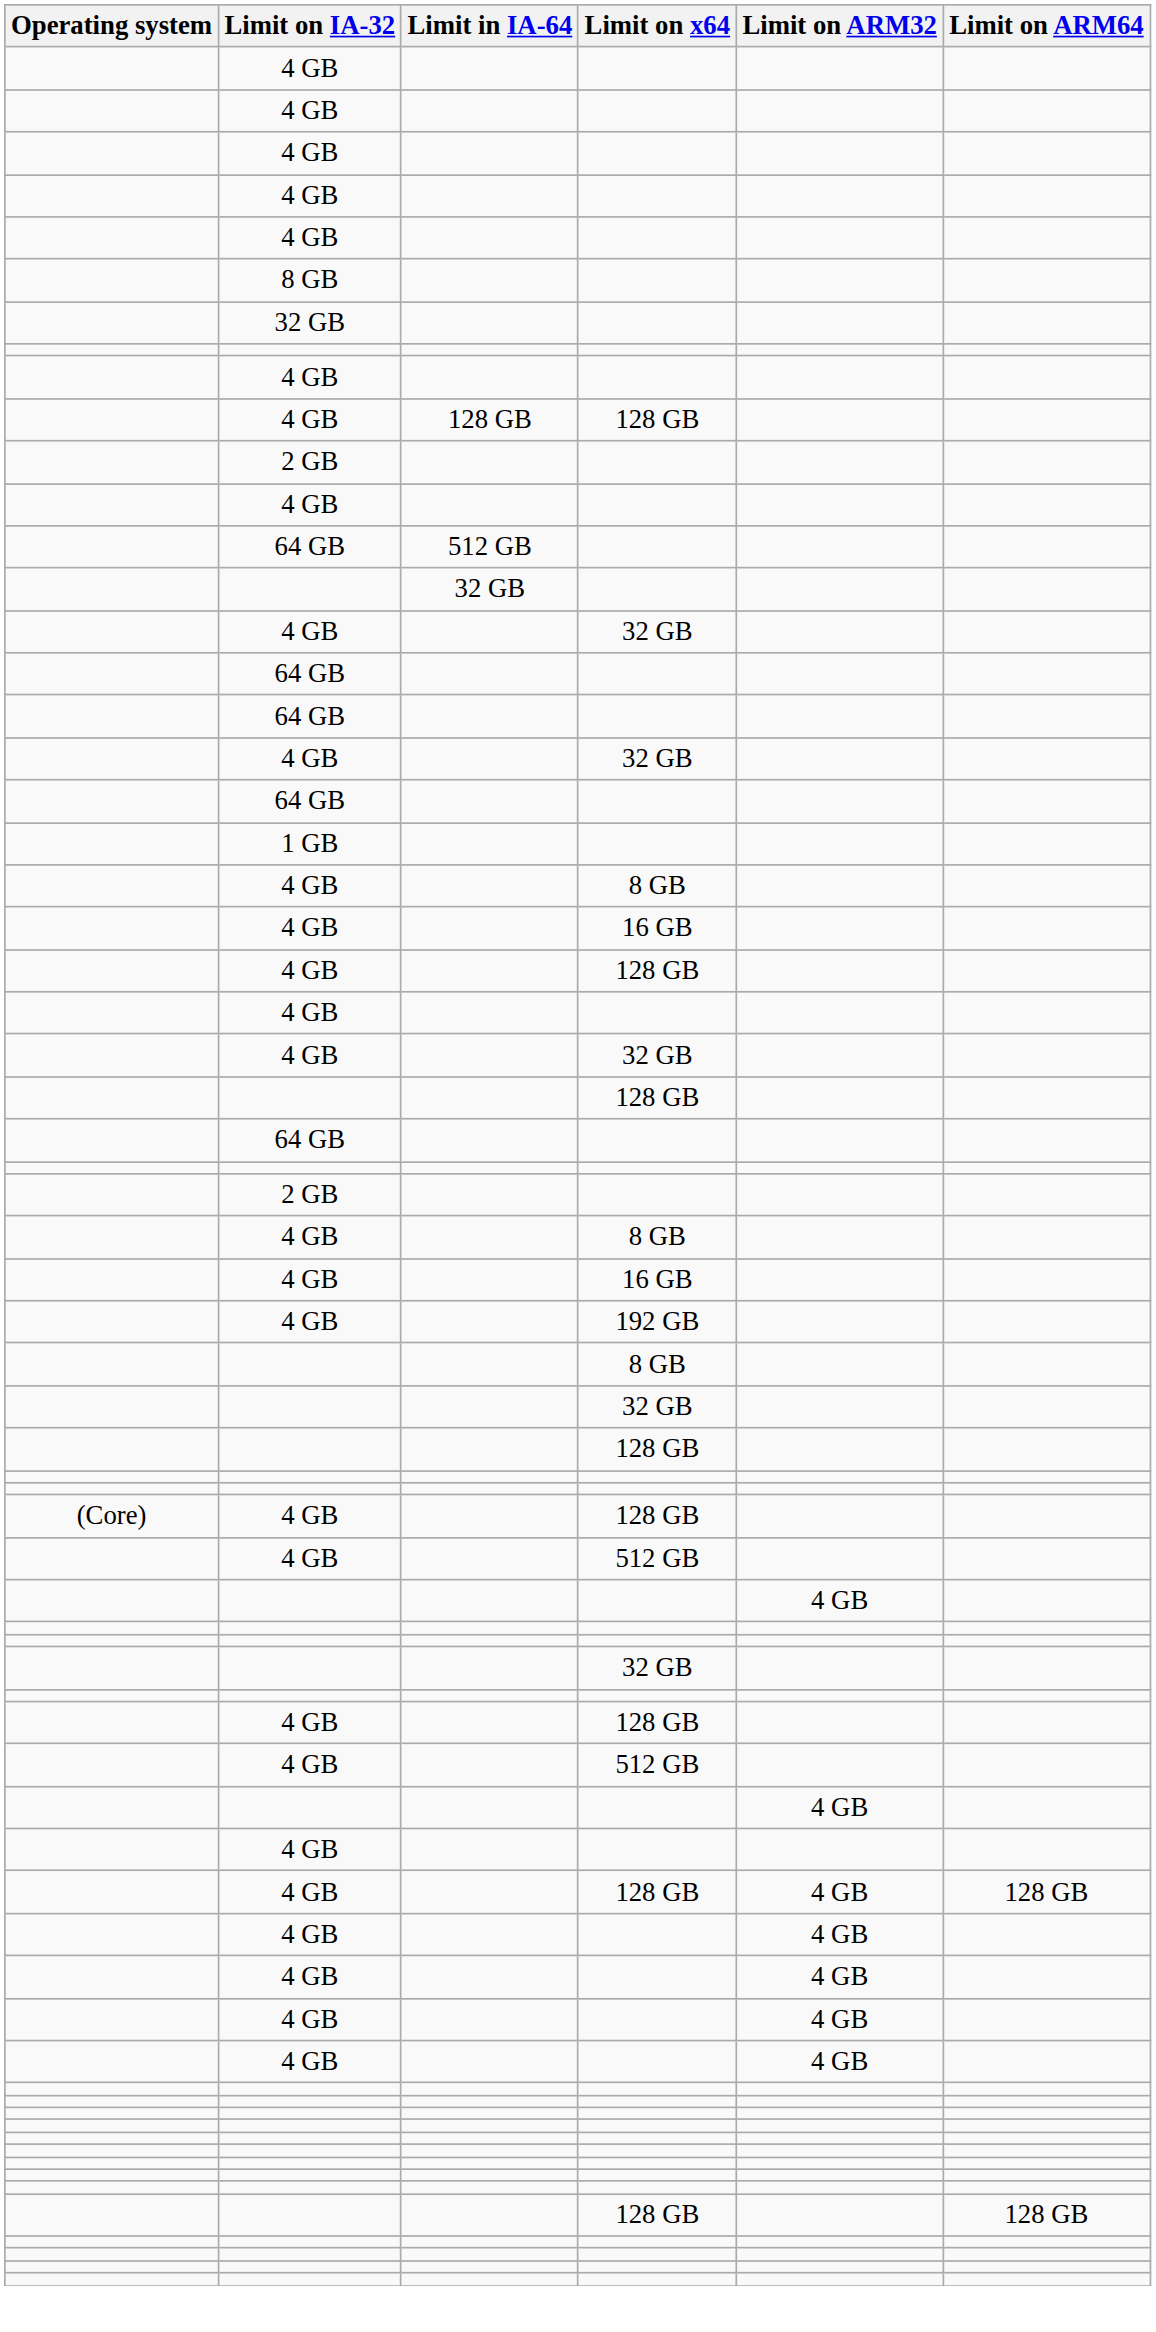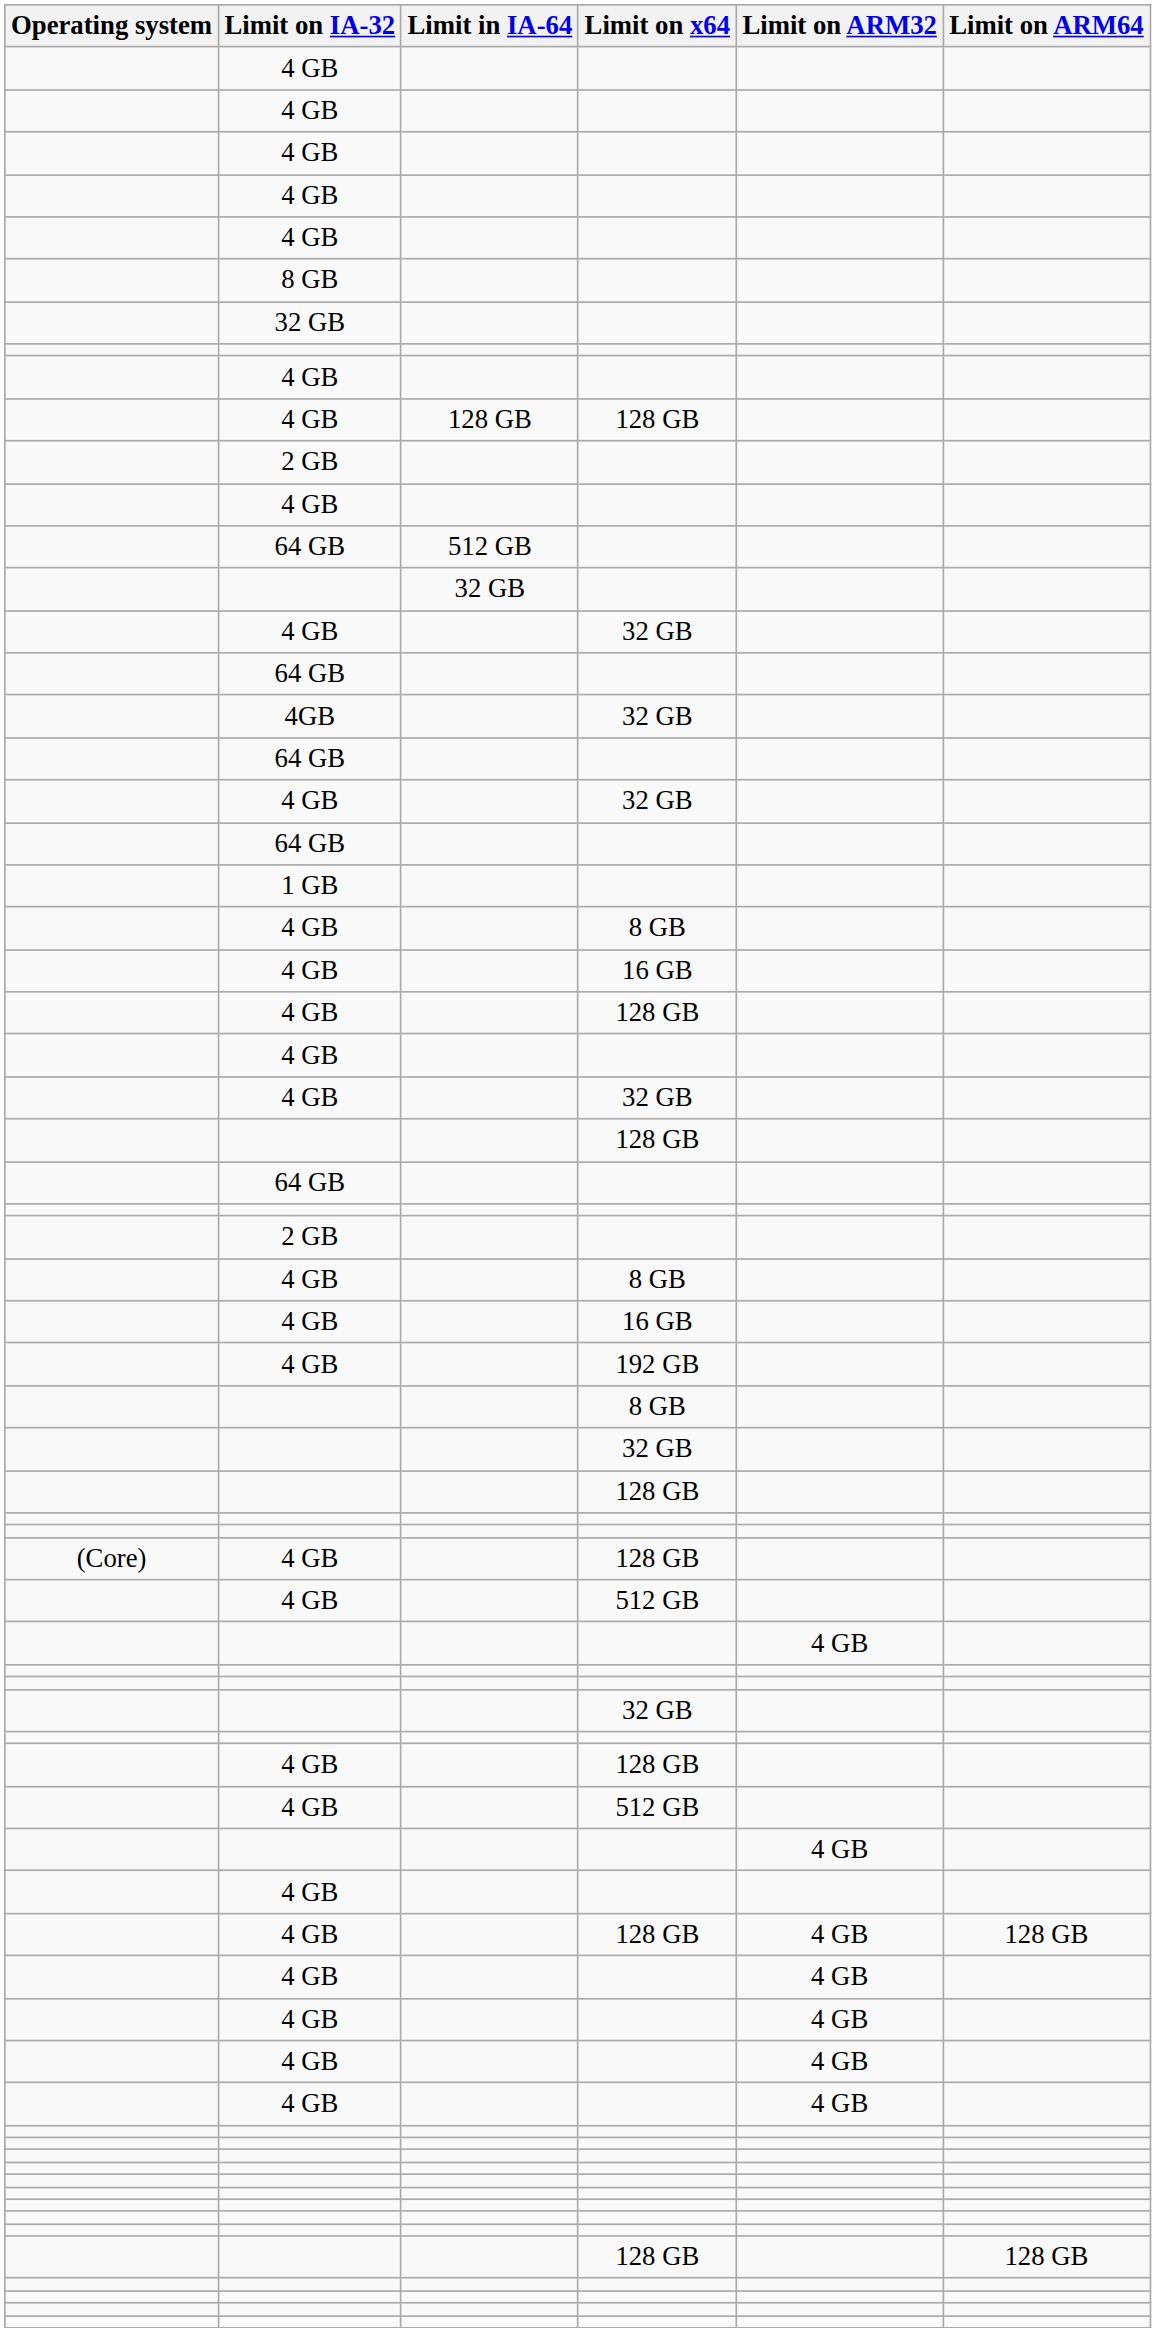+ row: (310, 716)
